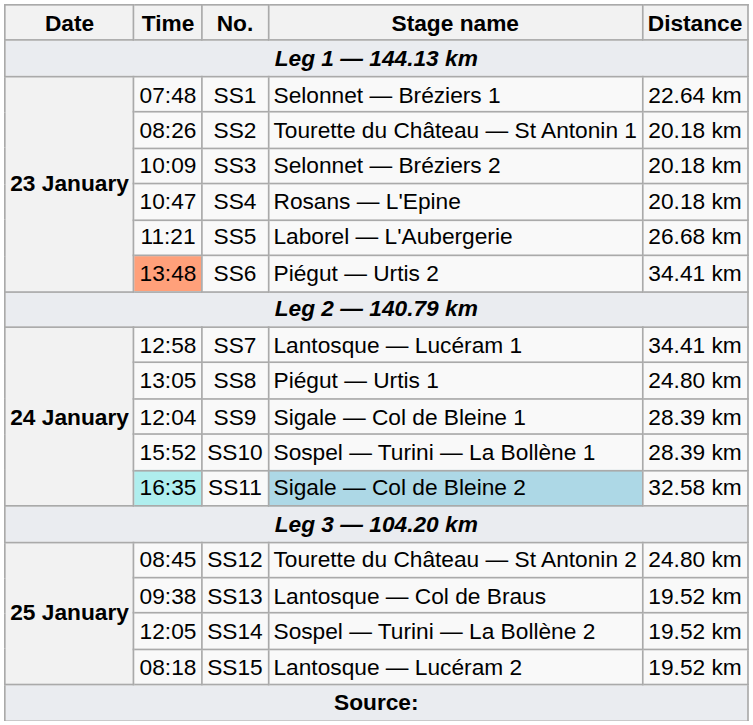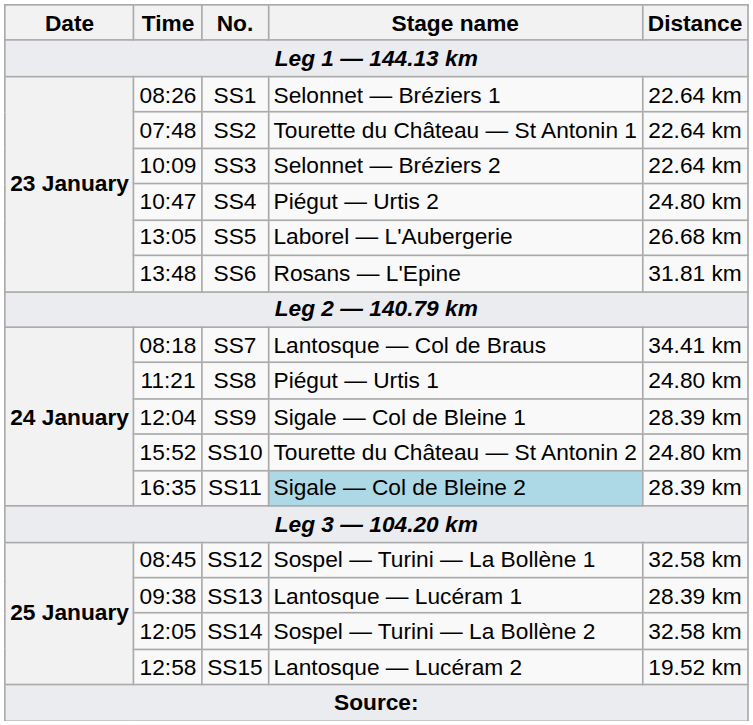(168, 94) 07:48 -> (168, 94) 08:26
(168, 130) 08:26 -> (168, 130) 07:48
(695, 130) 20.18 km -> (695, 130) 22.64 km
(695, 166) 20.18 km -> (695, 166) 22.64 km
(367, 201) Rosans — L'Epine -> (356, 201) Piégut — Urtis 2
(695, 201) 20.18 km -> (695, 201) 24.80 km
(168, 237) 11:21 -> (168, 237) 13:05
(168, 273) lightsalmon background -> (168, 273) no background
(356, 273) Piégut — Urtis 2 -> (367, 273) Rosans — L'Epine
(695, 273) 34.41 km -> (695, 273) 31.81 km
(168, 345) 12:58 -> (168, 345) 08:18
(398, 345) Lantosque — Lucéram 1 -> (410, 345) Lantosque — Col de Braus
(168, 380) 13:05 -> (168, 380) 11:21
(434, 452) Sospel — Turini — La Bollène 1 -> (455, 452) Tourette du Château — St Antonin 2
(695, 452) 28.39 km -> (695, 452) 24.80 km
(168, 488) paleturquoise background -> (168, 488) no background
(695, 488) 32.58 km -> (695, 488) 28.39 km
(455, 559) Tourette du Château — St Antonin 2 -> (434, 559) Sospel — Turini — La Bollène 1
(695, 559) 24.80 km -> (695, 559) 32.58 km
(410, 595) Lantosque — Col de Braus -> (398, 595) Lantosque — Lucéram 1
(695, 595) 19.52 km -> (695, 595) 28.39 km
(695, 631) 19.52 km -> (695, 631) 32.58 km
(168, 667) 08:18 -> (168, 667) 12:58
